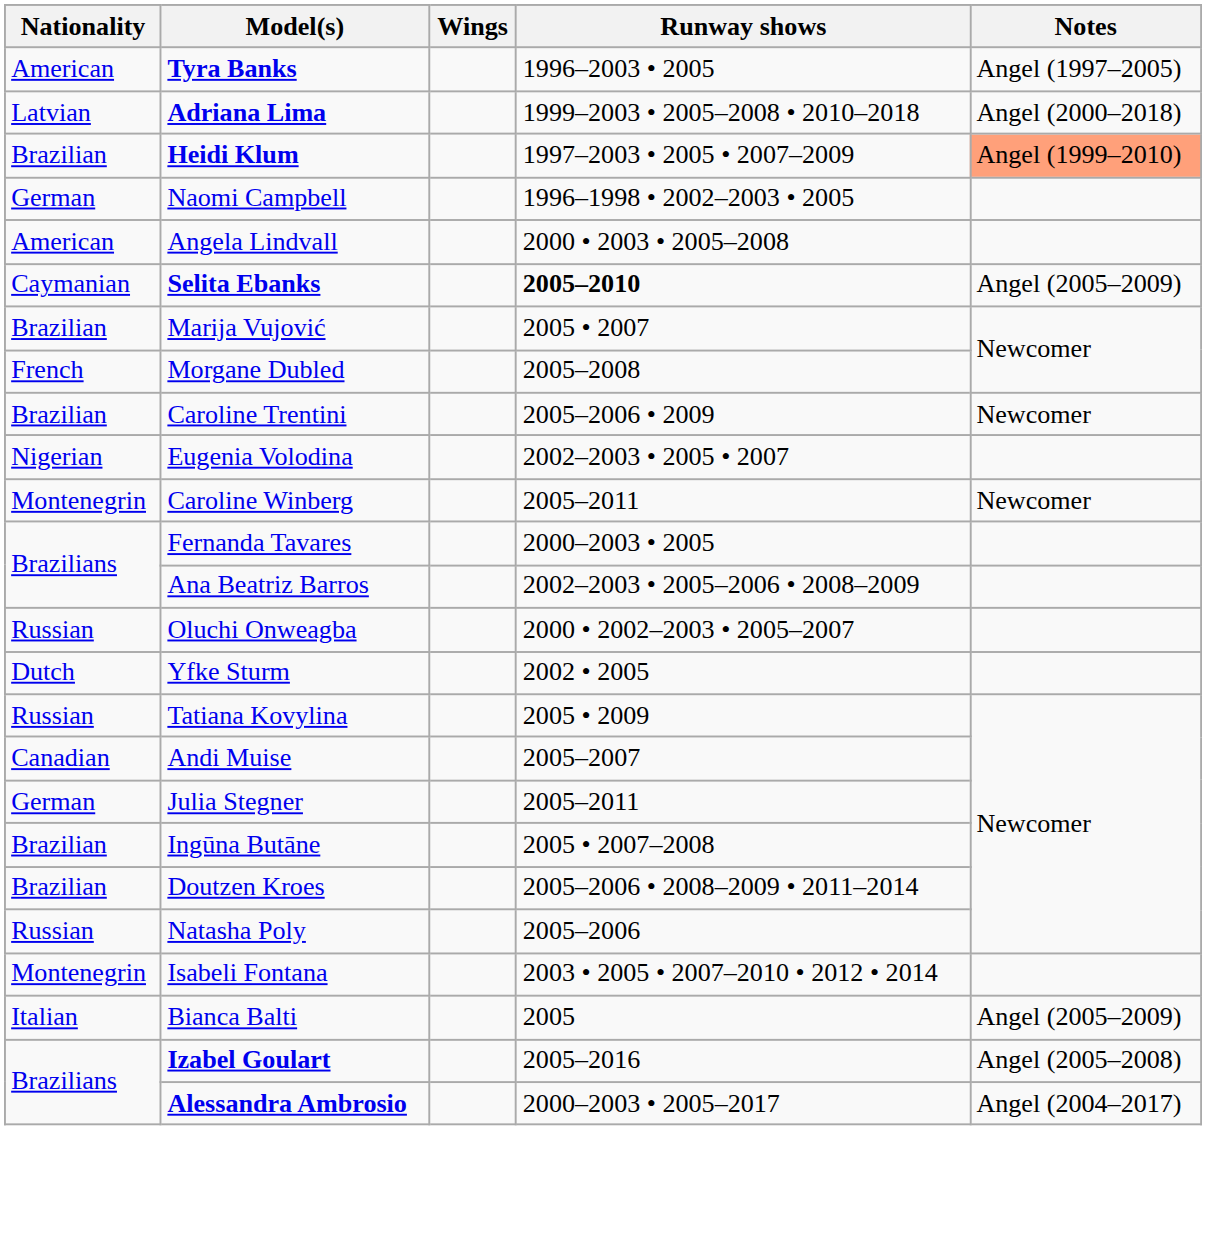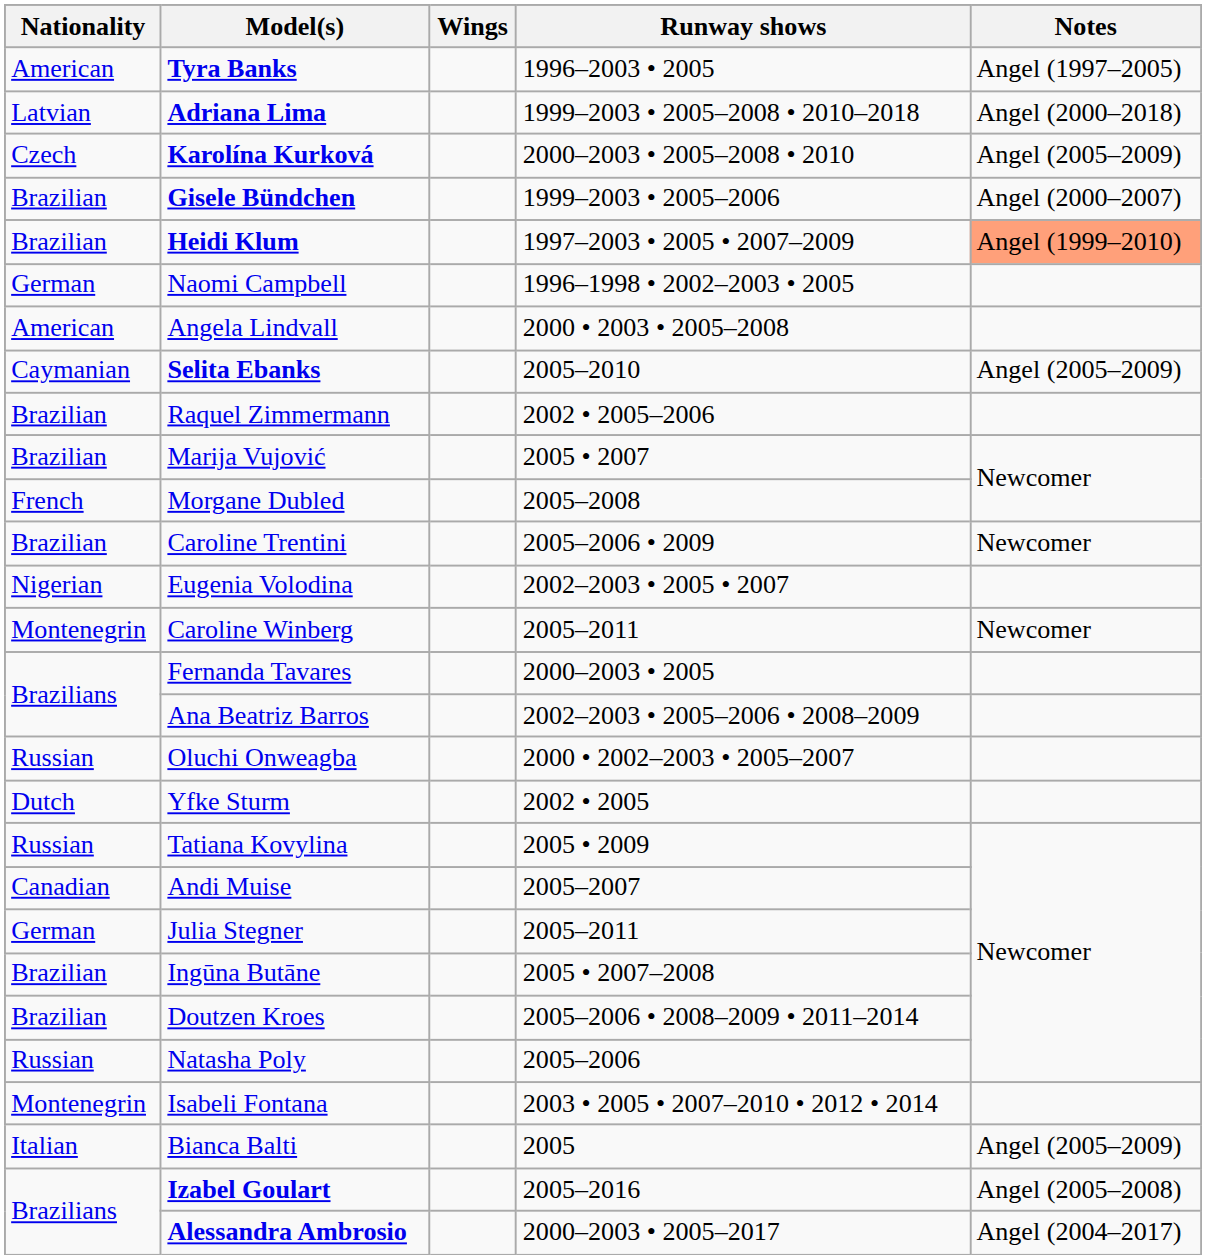+ row: (270, 154)
+ row: (261, 197)
(582, 284) bold -> (582, 370) normal
+ row: (279, 413)
